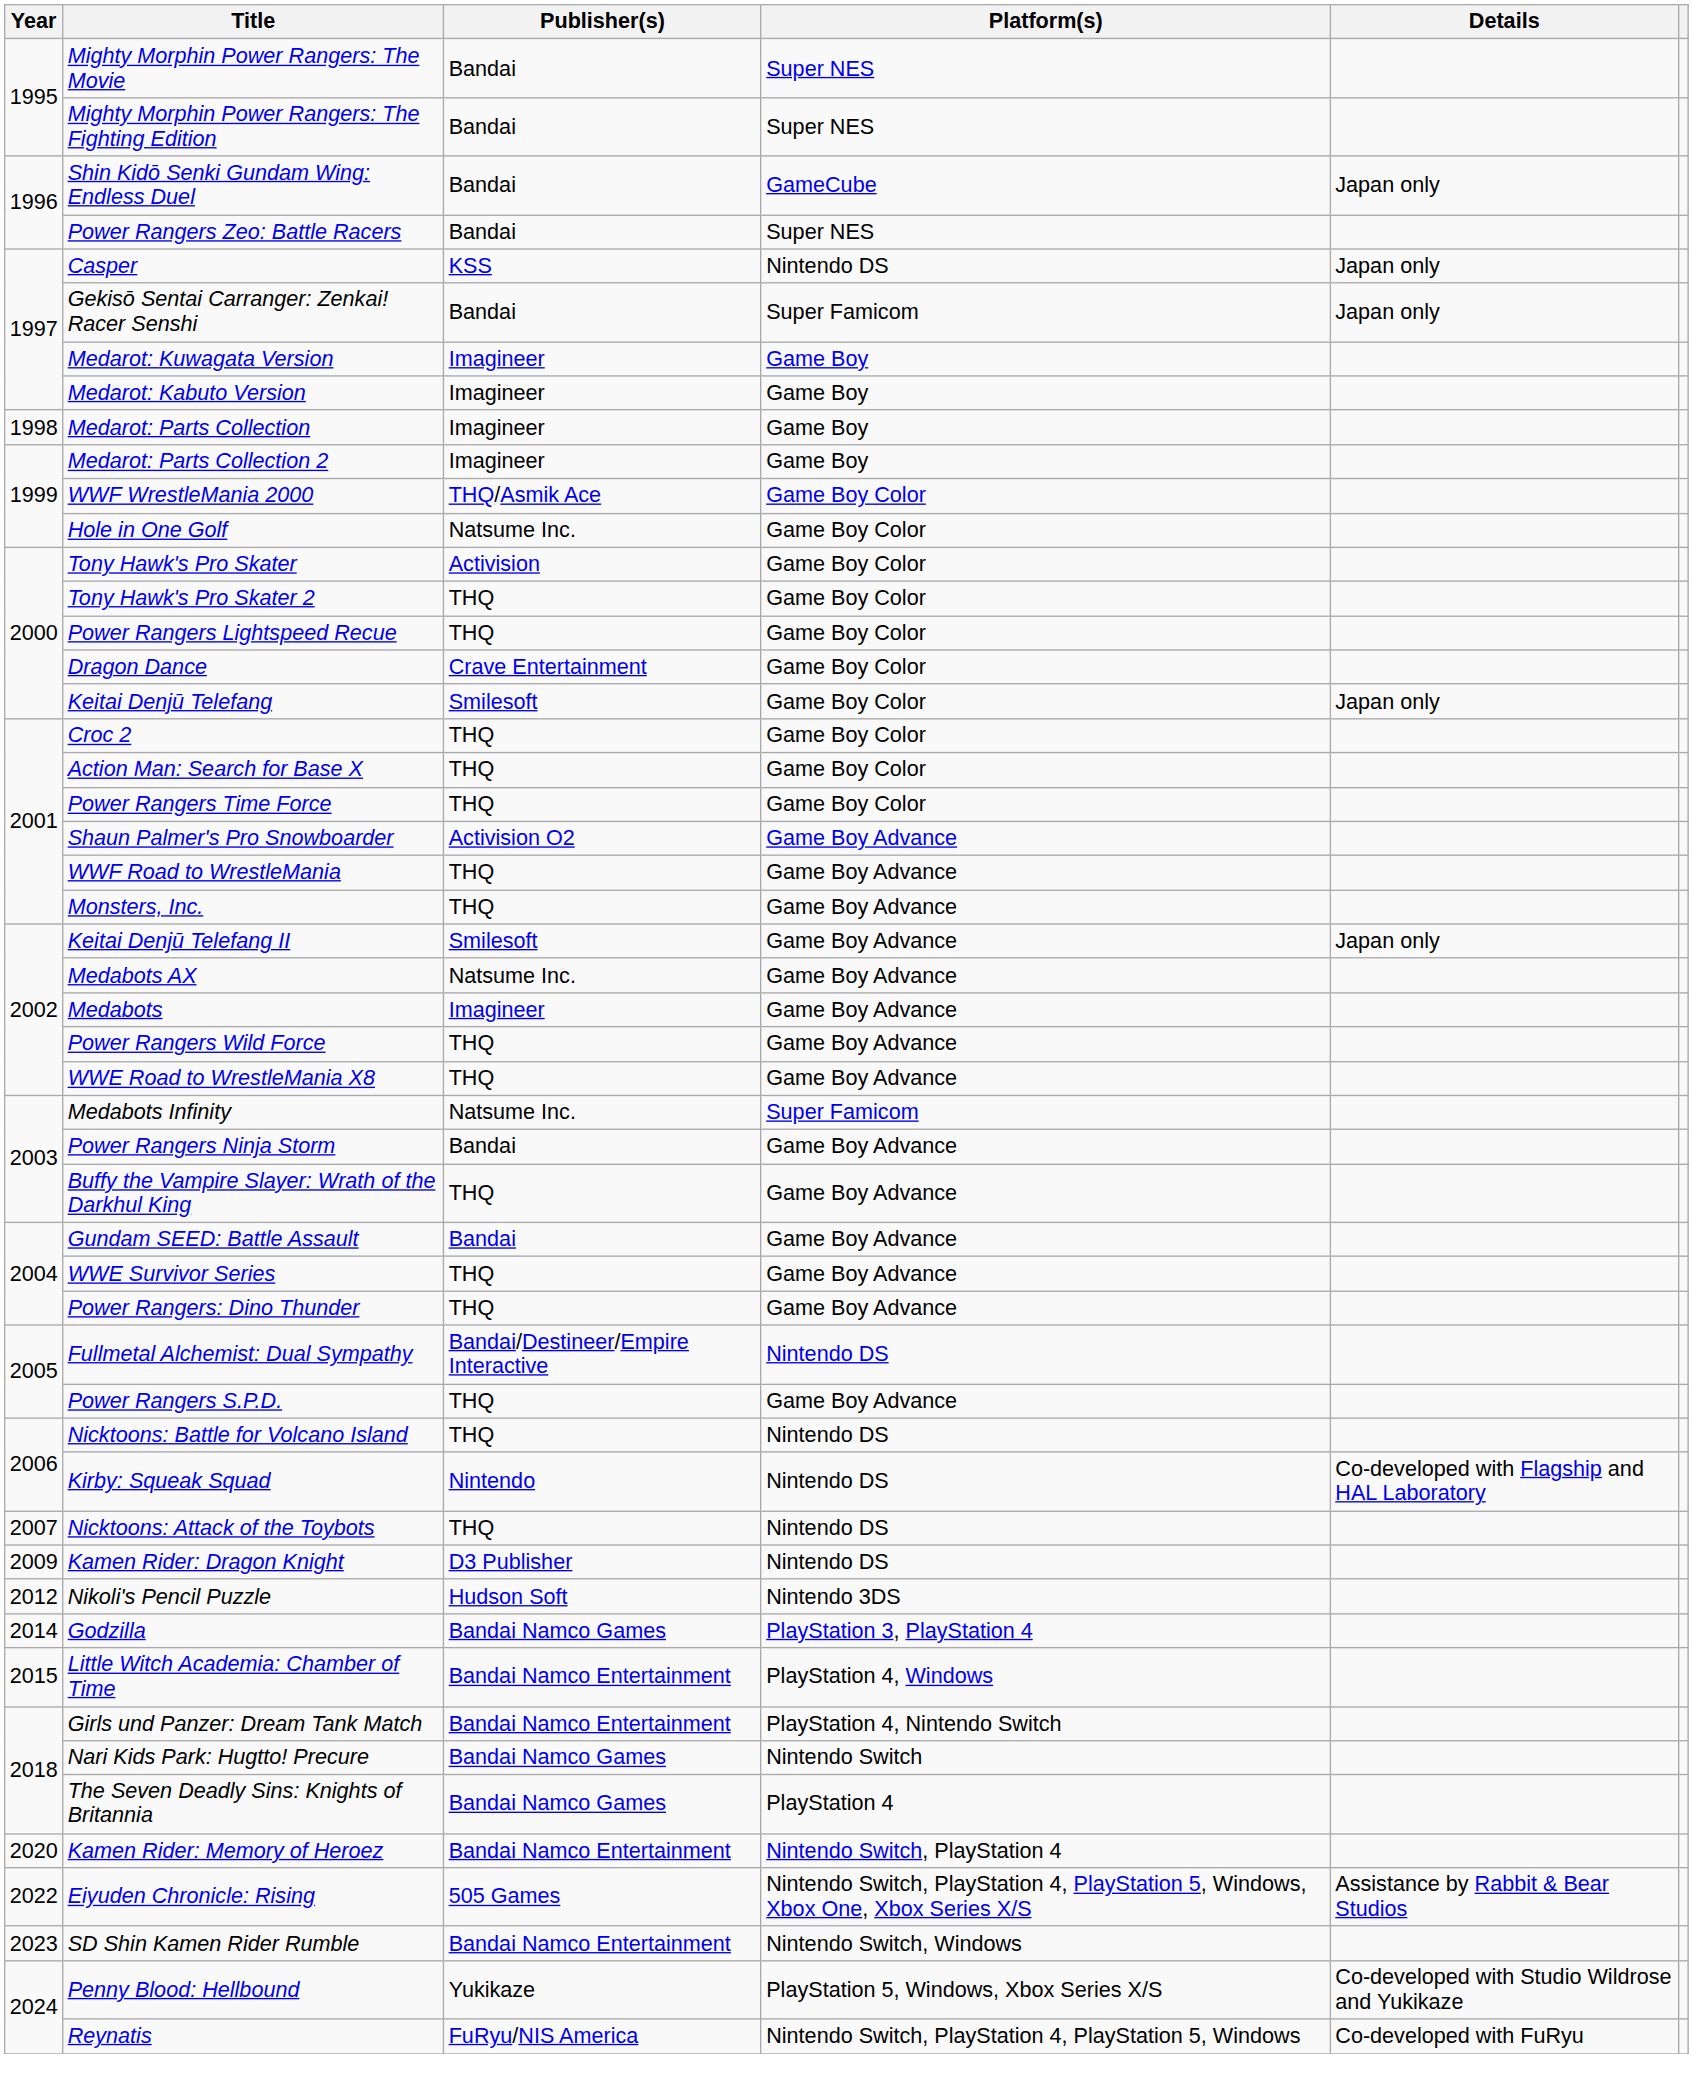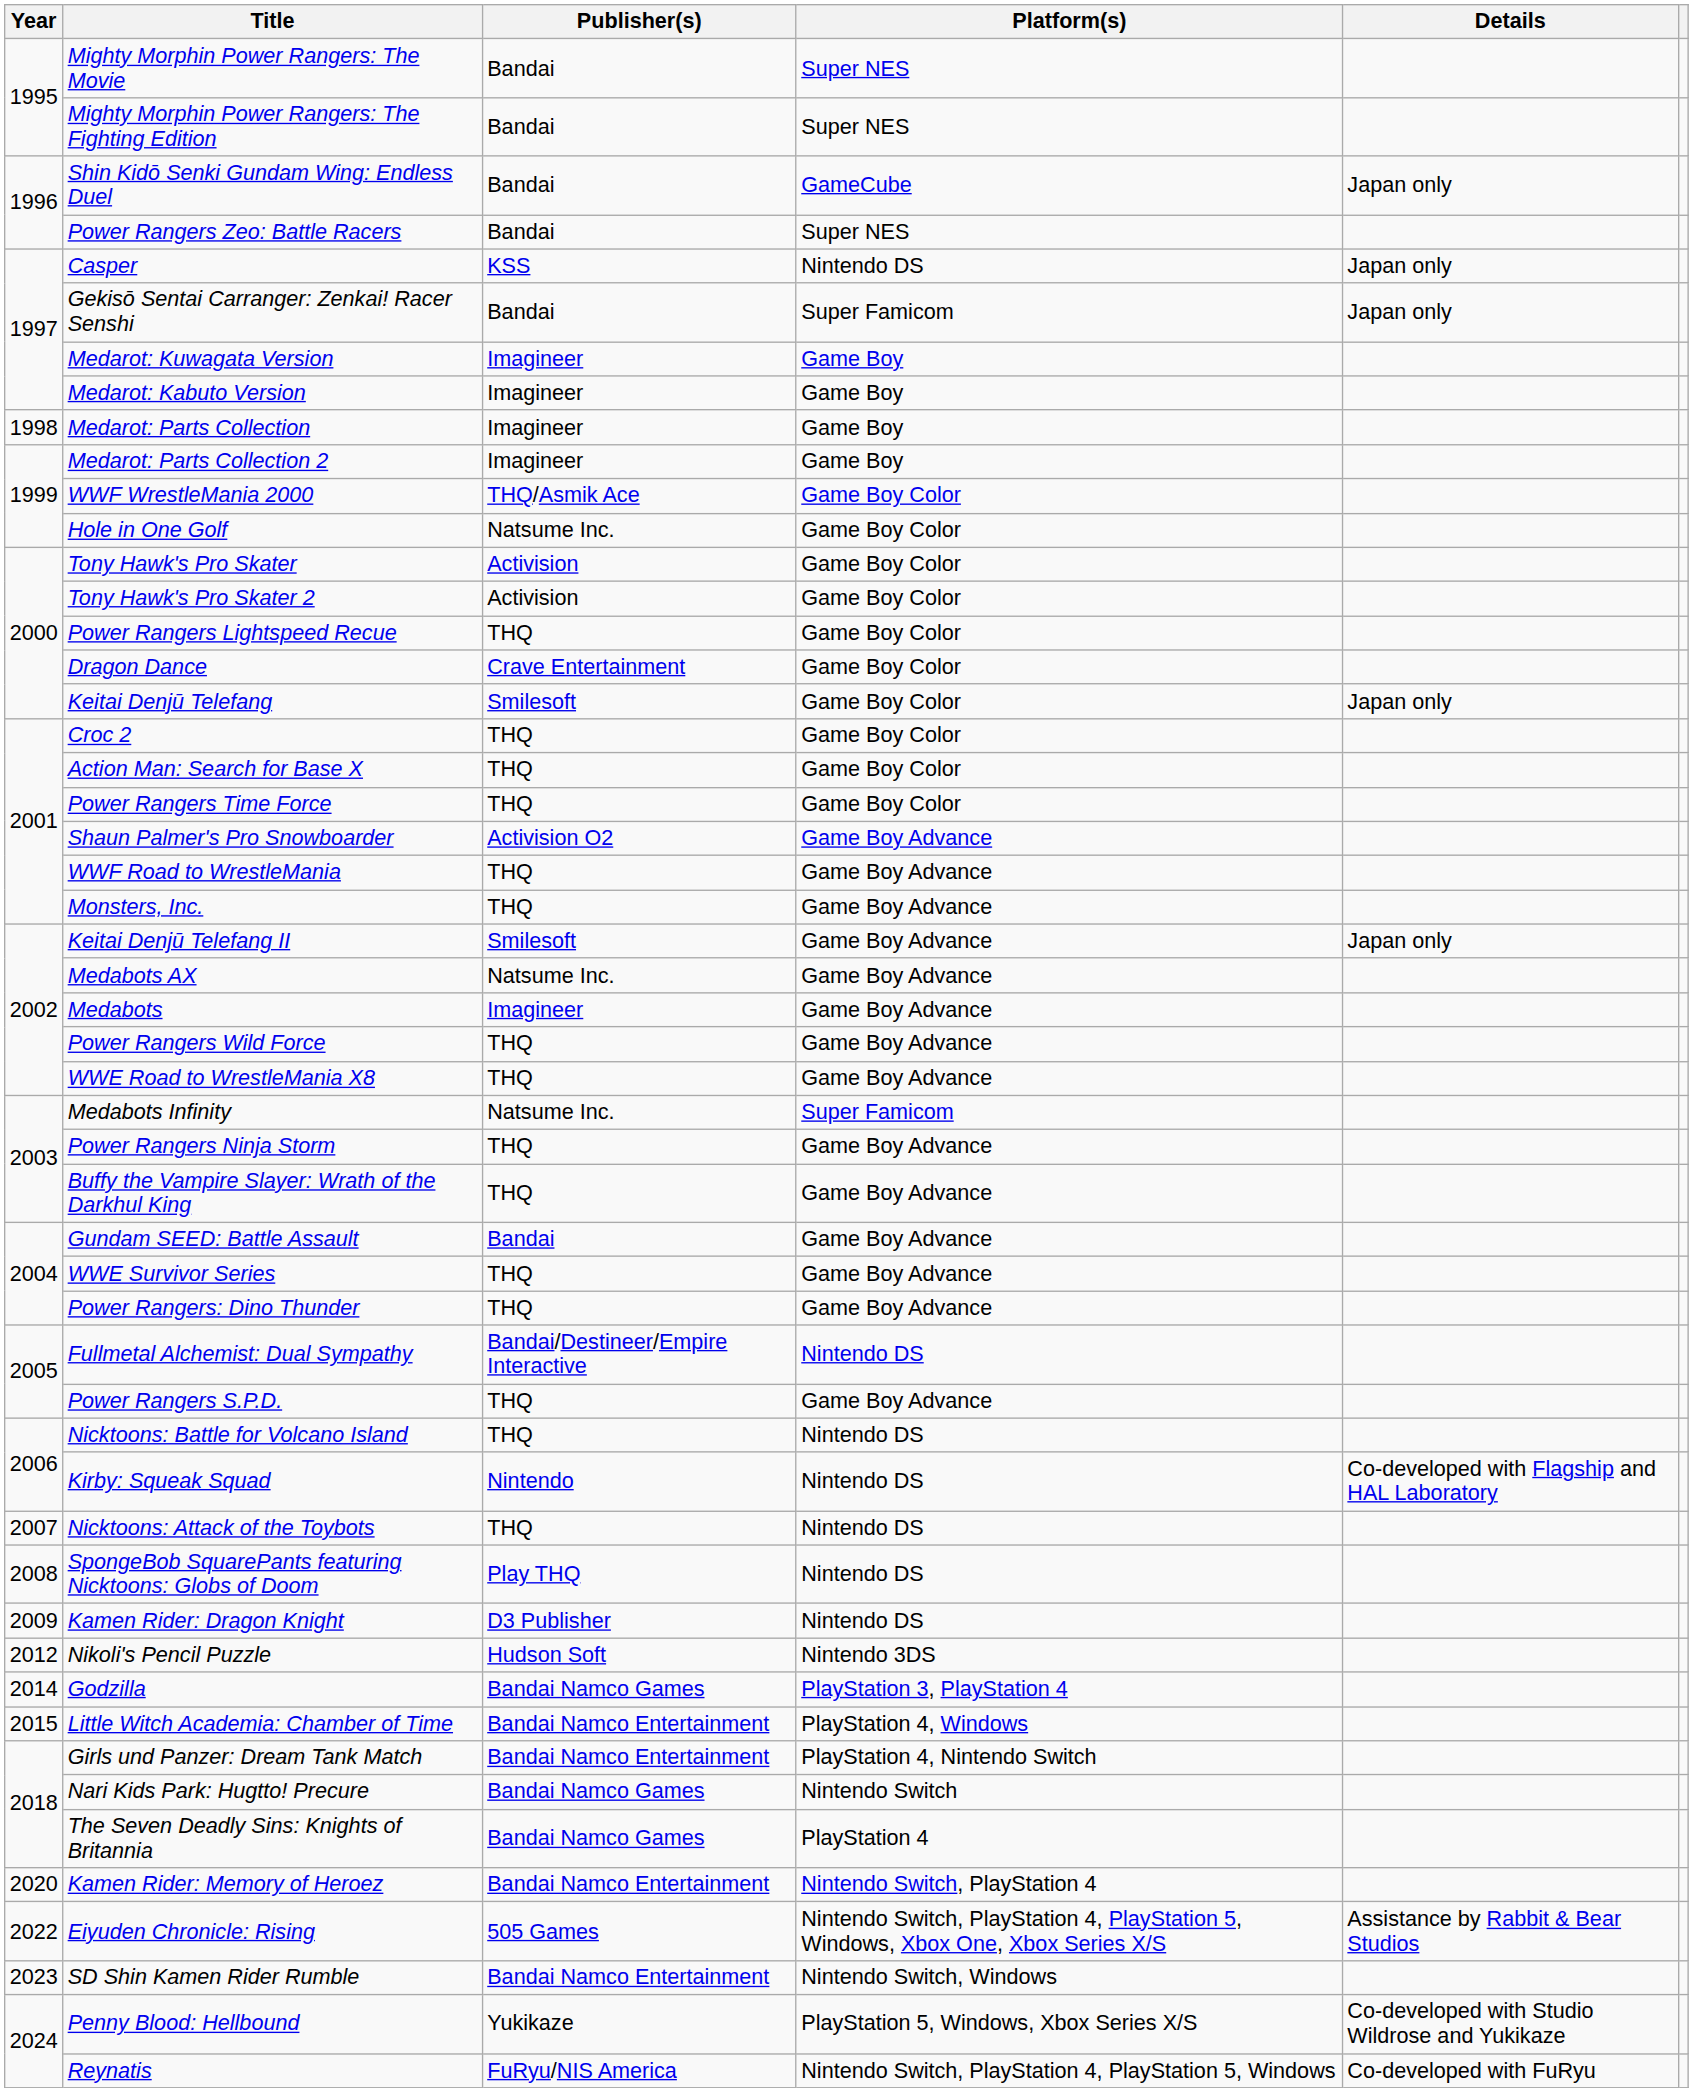(471, 598) THQ -> (533, 598) Activision
(482, 1146) Bandai -> (510, 1146) THQ
+ row: (235, 1574)
